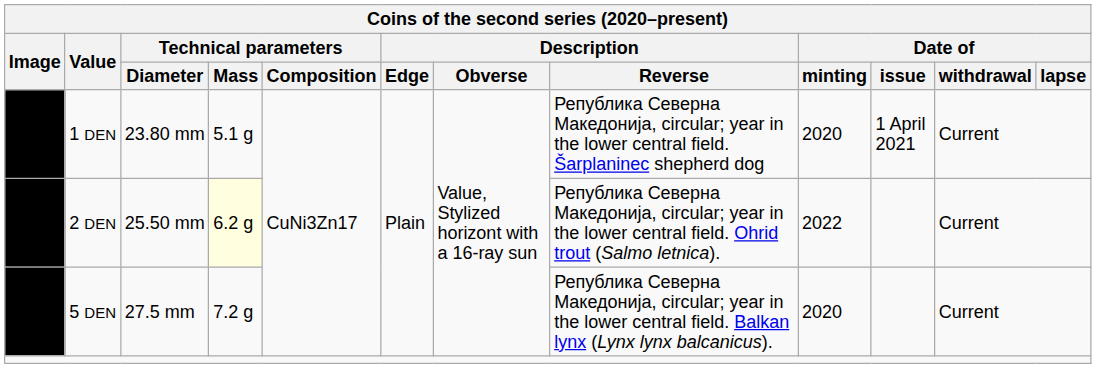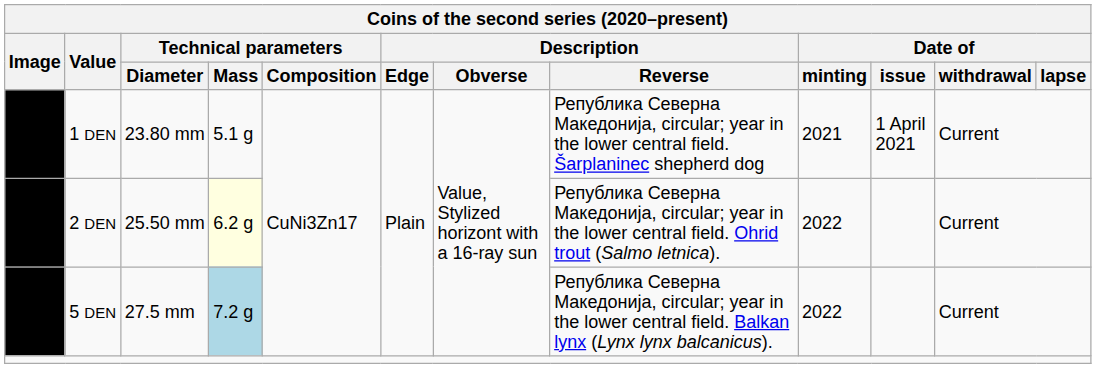(822, 135) 2020 -> (822, 135) 2021
(233, 311) no background -> (233, 311) lightblue background
(822, 311) 2020 -> (822, 311) 2022
